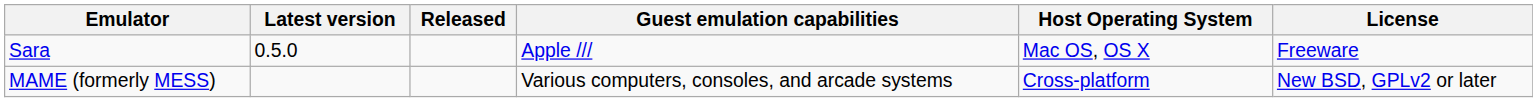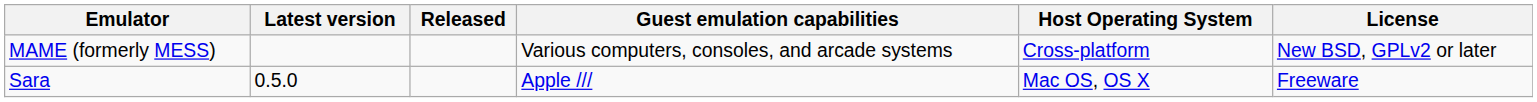rows swapped: (112, 81) <-> (30, 50)
